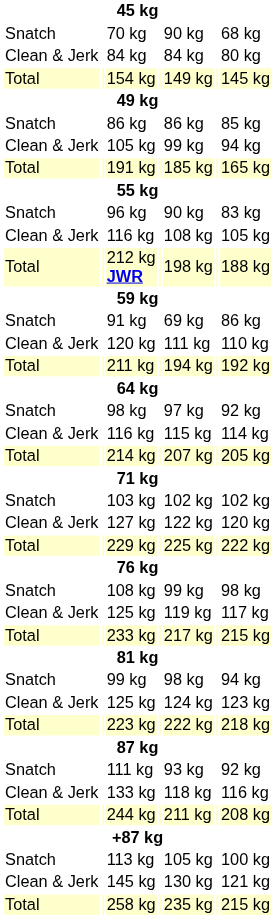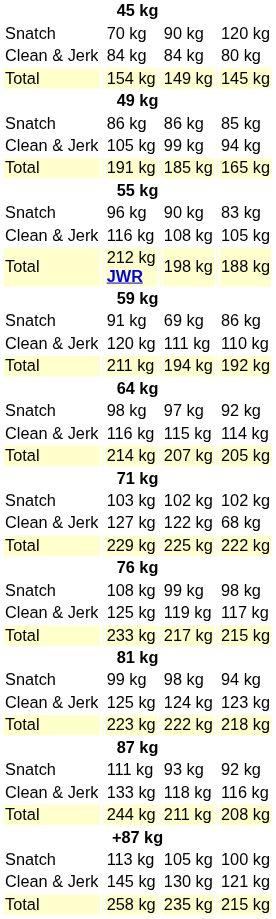(241, 33) 68 kg -> (245, 33) 120 kg
(245, 523) 120 kg -> (241, 523) 68 kg
